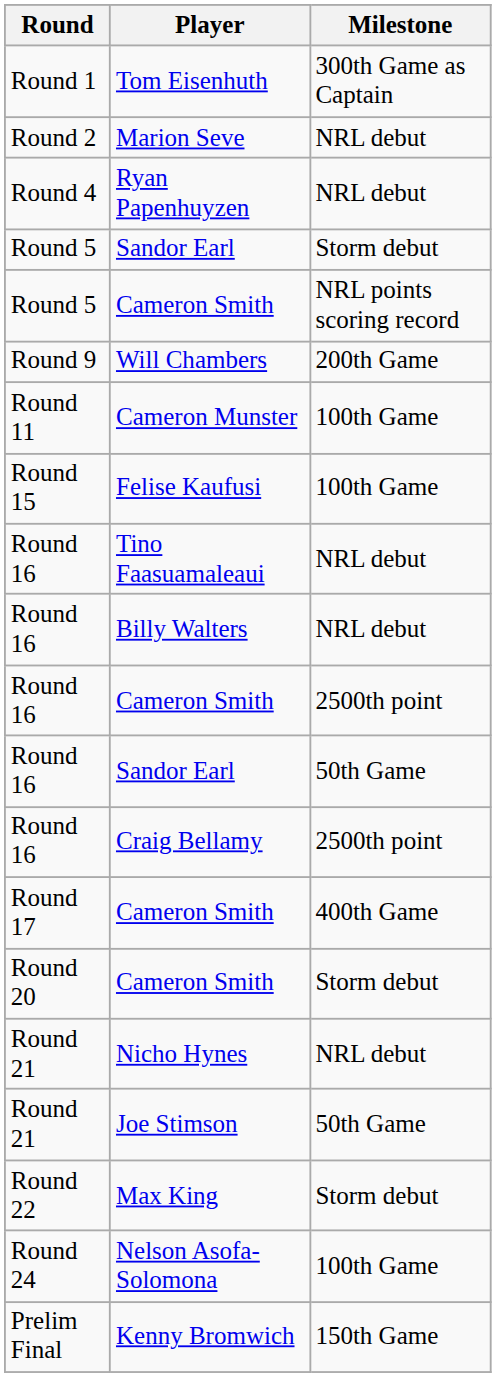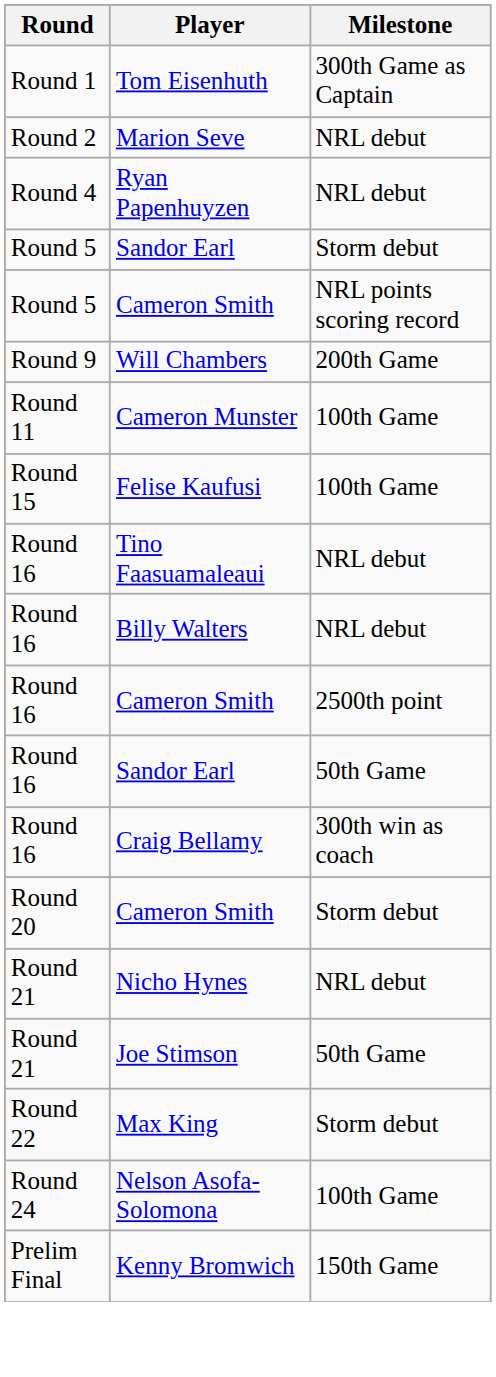(379, 841) 2500th point -> (379, 841) 300th win as coach
- row: (44, 911)
